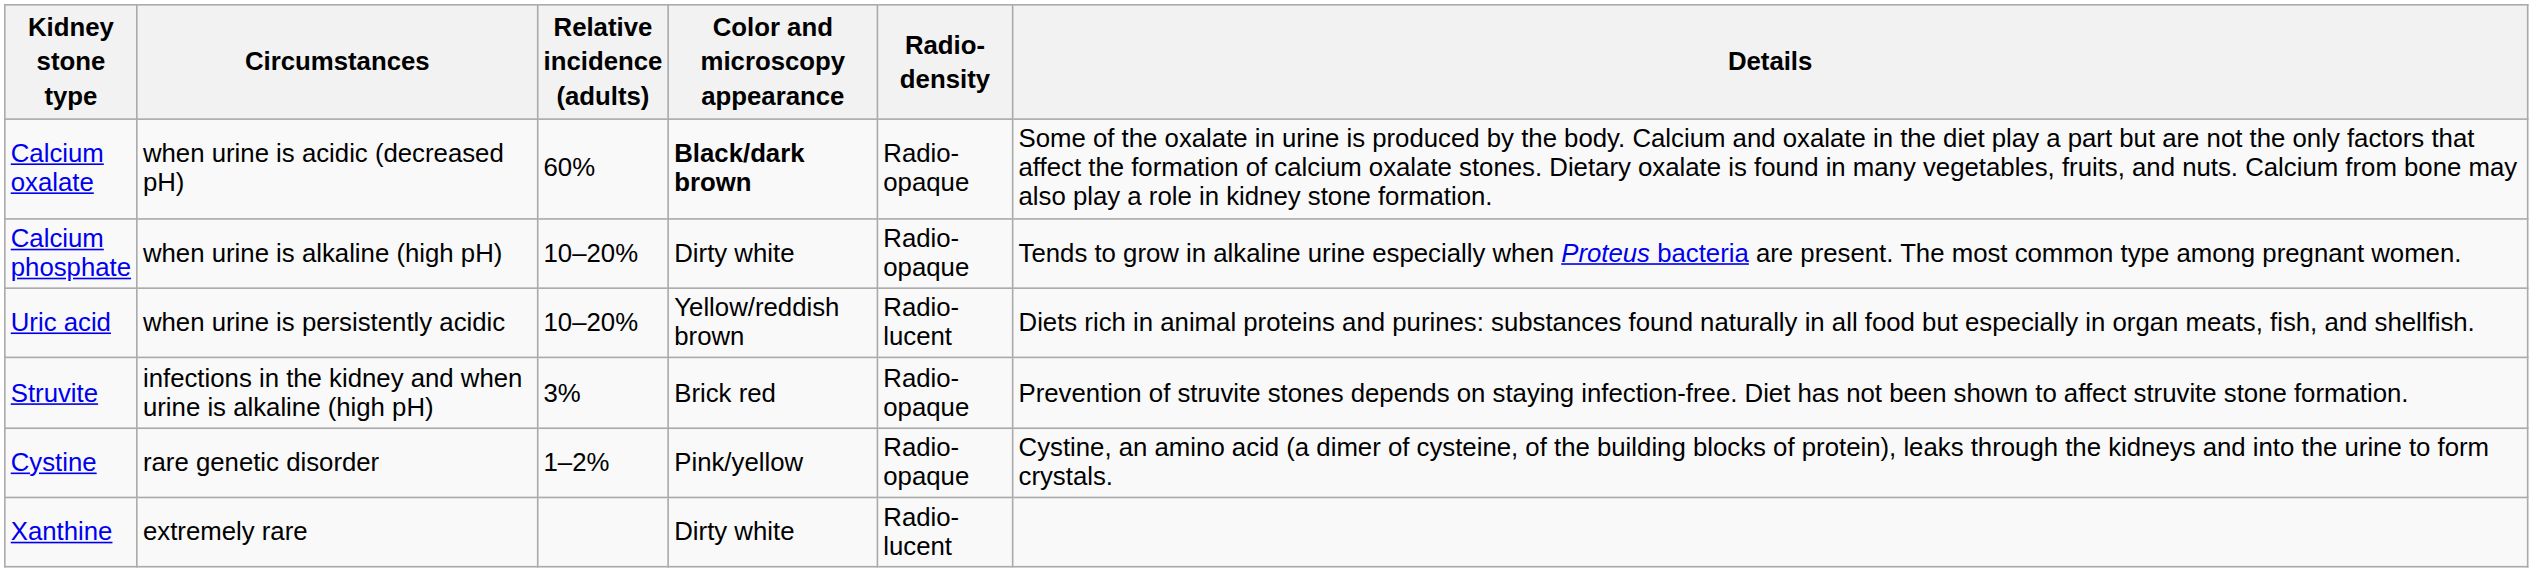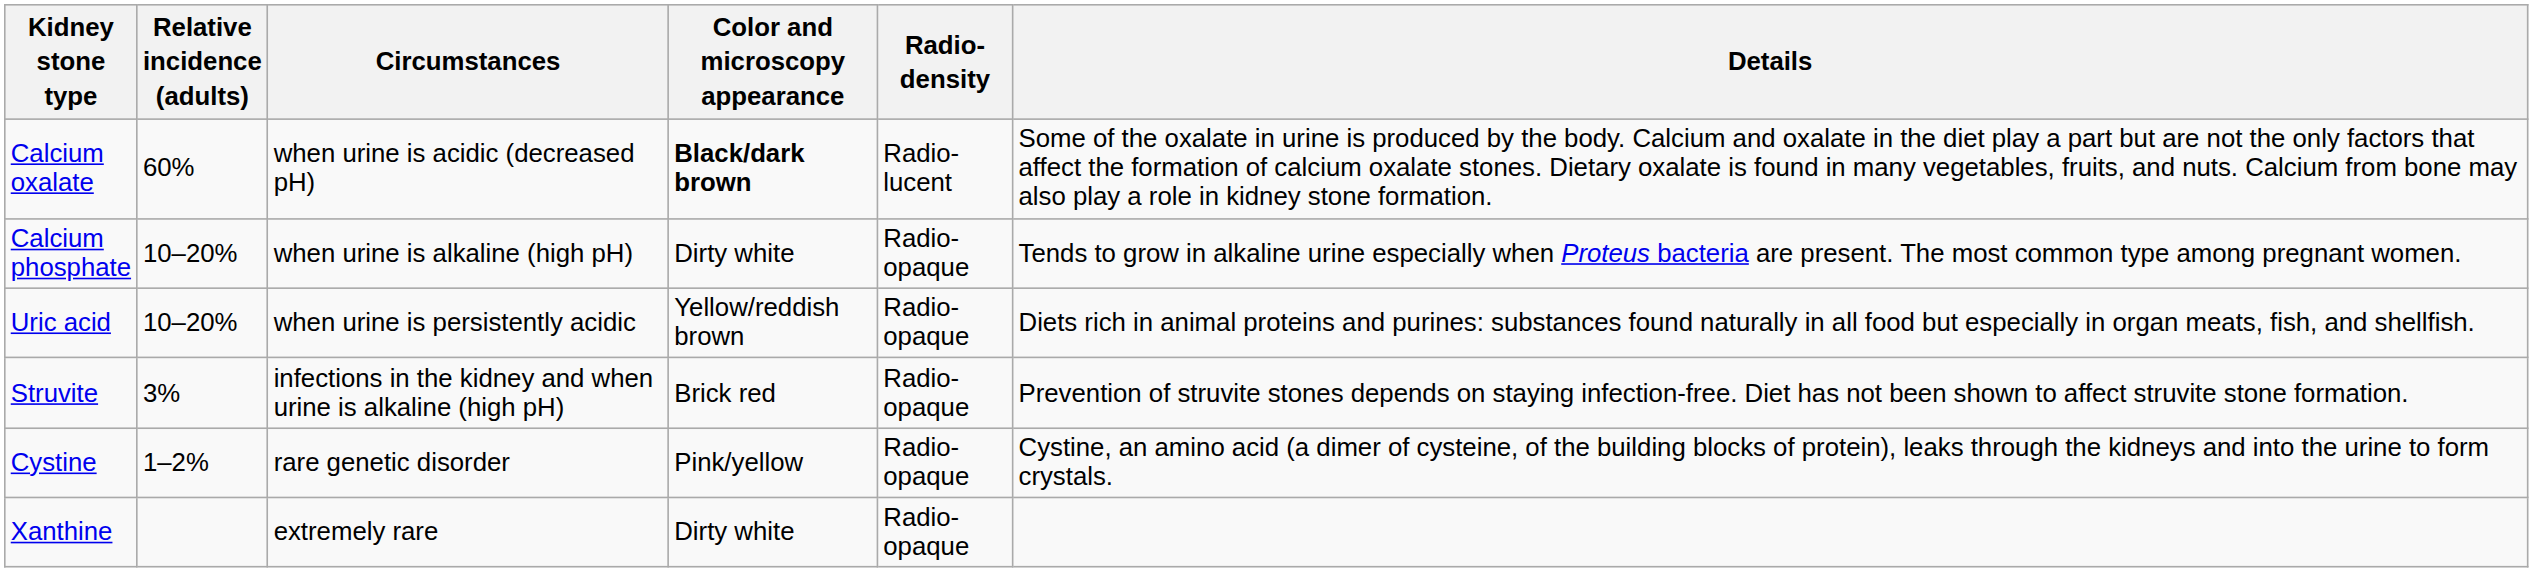columns swapped: (603, 62) <-> (337, 62)
(926, 168) Radio-opaque -> (921, 168) Radio-lucent
(921, 322) Radio-lucent -> (926, 322) Radio-opaque
(921, 532) Radio-lucent -> (926, 532) Radio-opaque
